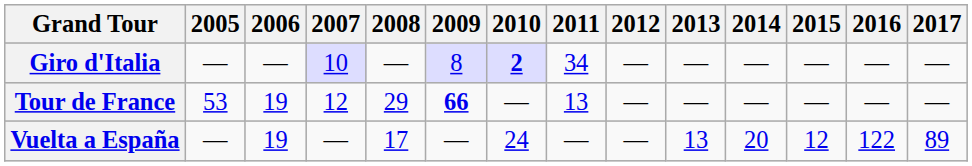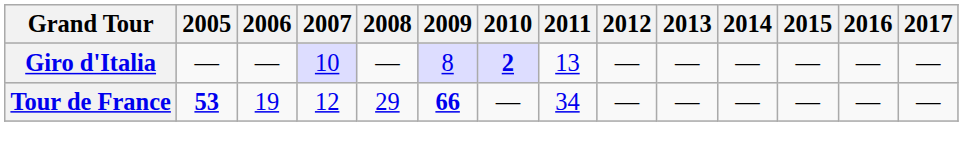(576, 62) 34 -> (567, 62) 13
(215, 101) normal -> (207, 101) bold
(576, 101) 13 -> (567, 101) 34
- row: (95, 140)
